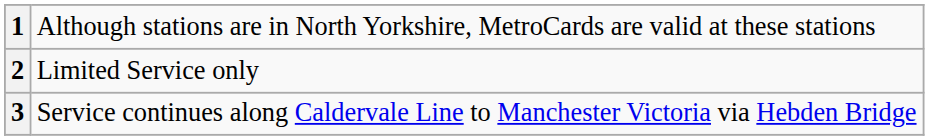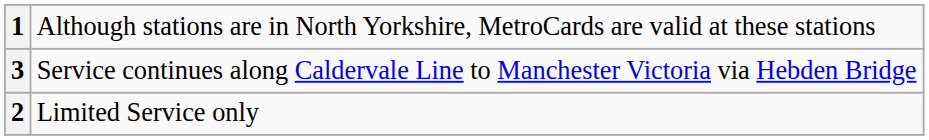rows swapped: (18, 70) <-> (18, 113)
